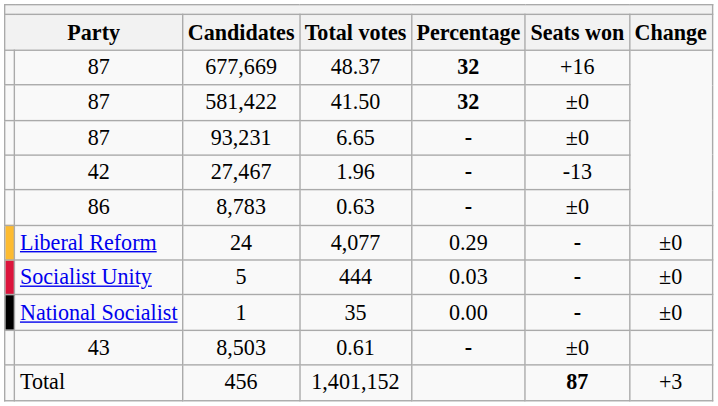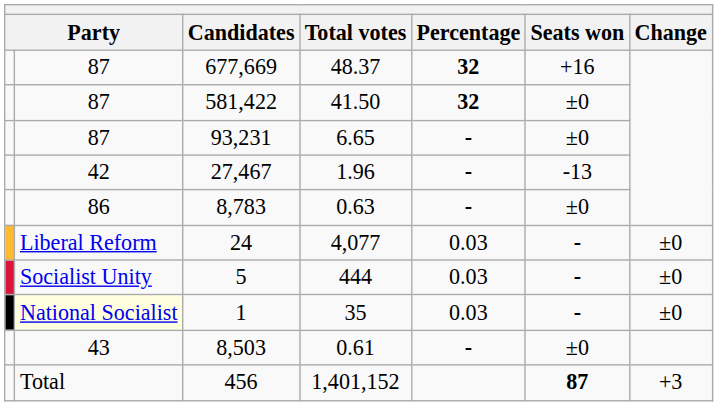(468, 242) 0.29 -> (468, 242) 0.03
(99, 312) no background -> (99, 312) lightyellow background
(468, 312) 0.00 -> (468, 312) 0.03
